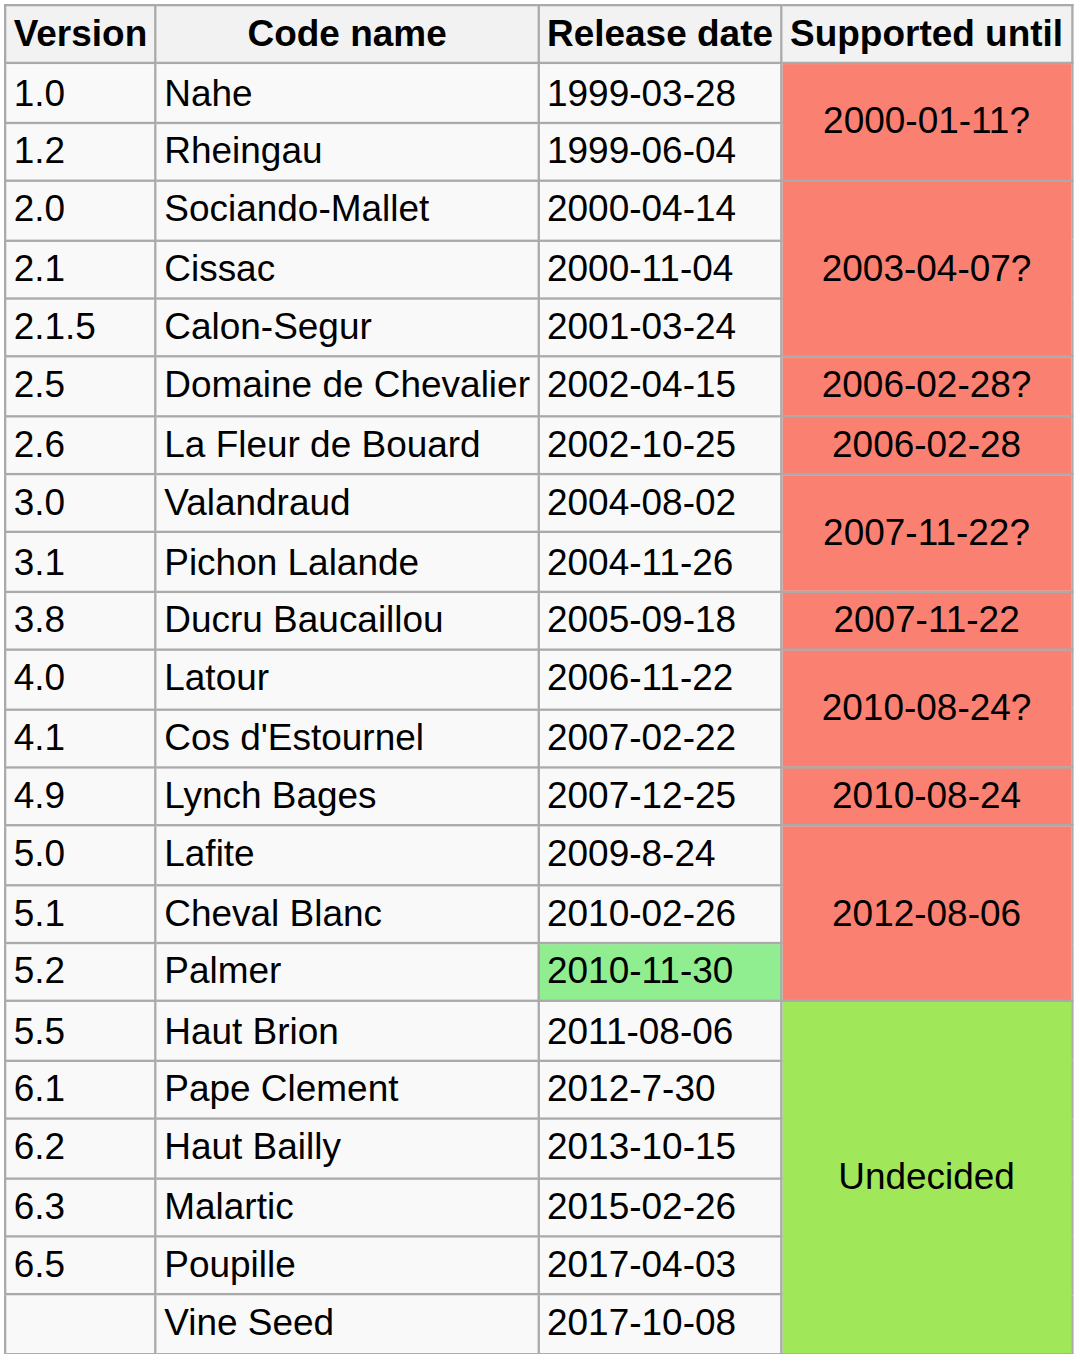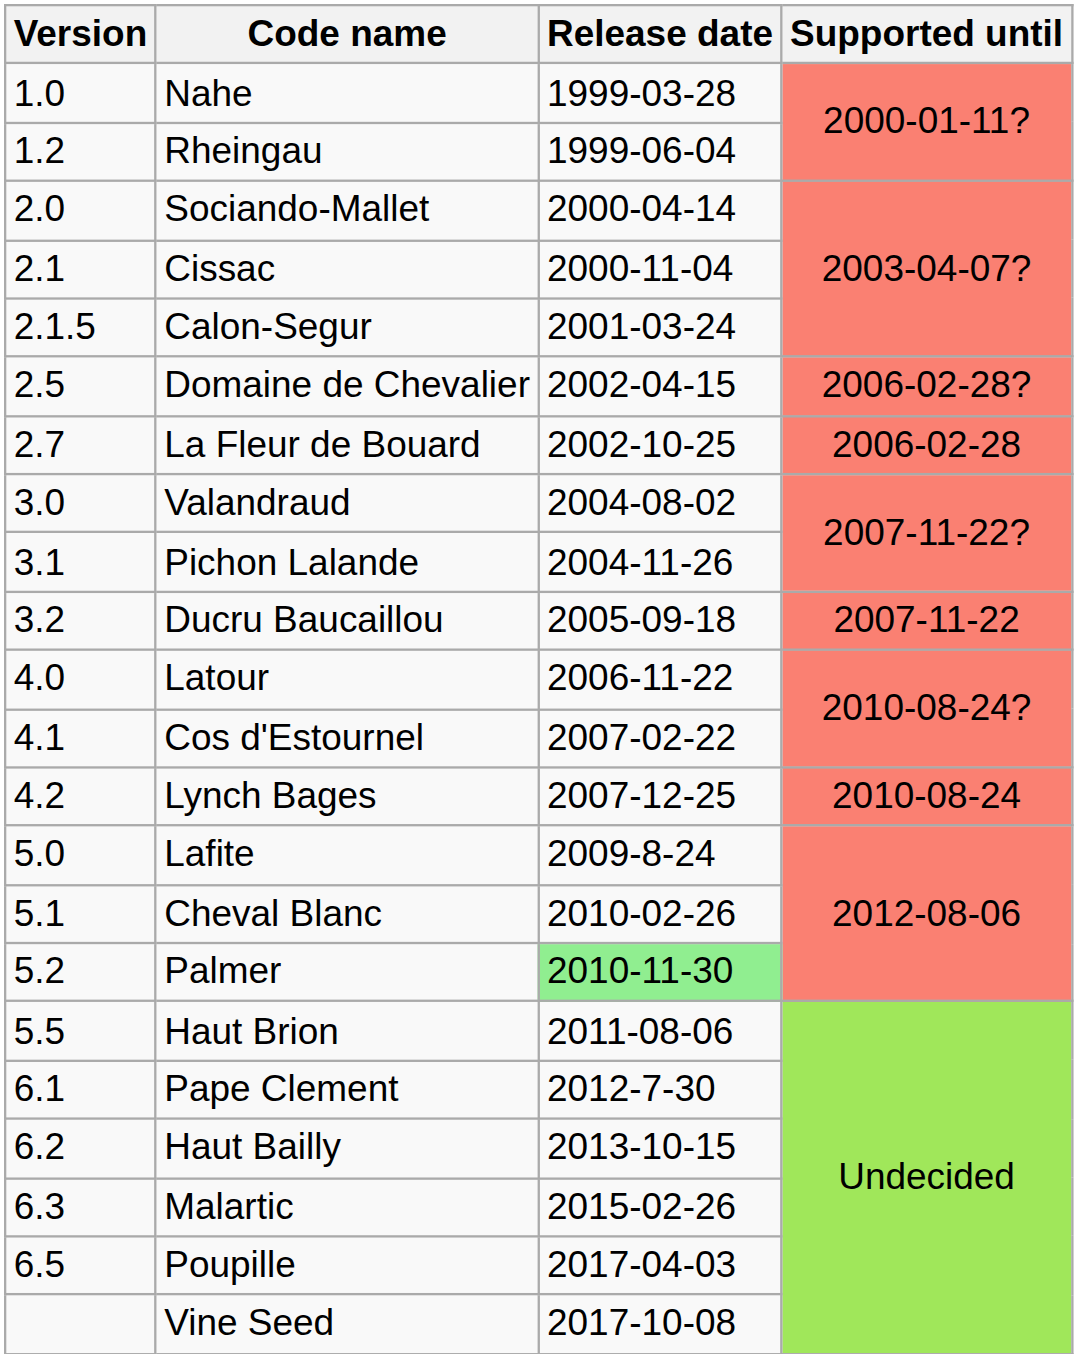(39, 444) 2.6 -> (39, 444) 2.7
(39, 619) 3.8 -> (39, 619) 3.2
(39, 795) 4.9 -> (39, 795) 4.2
